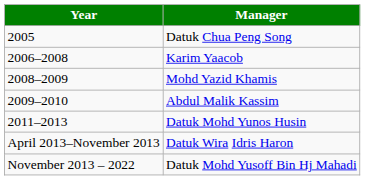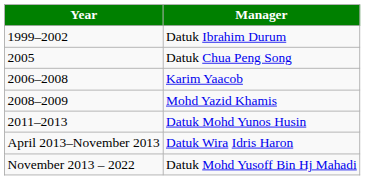+ row: (226, 36)
- row: (222, 100)
